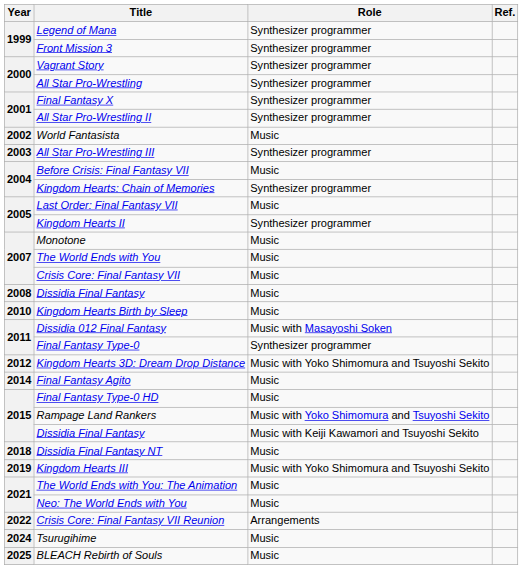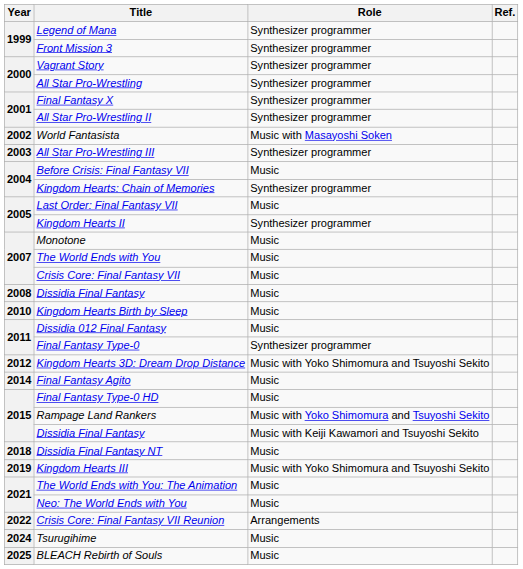(265, 135) Music -> (321, 135) Music with Masayoshi Soken
(321, 328) Music with Masayoshi Soken -> (265, 328) Music
